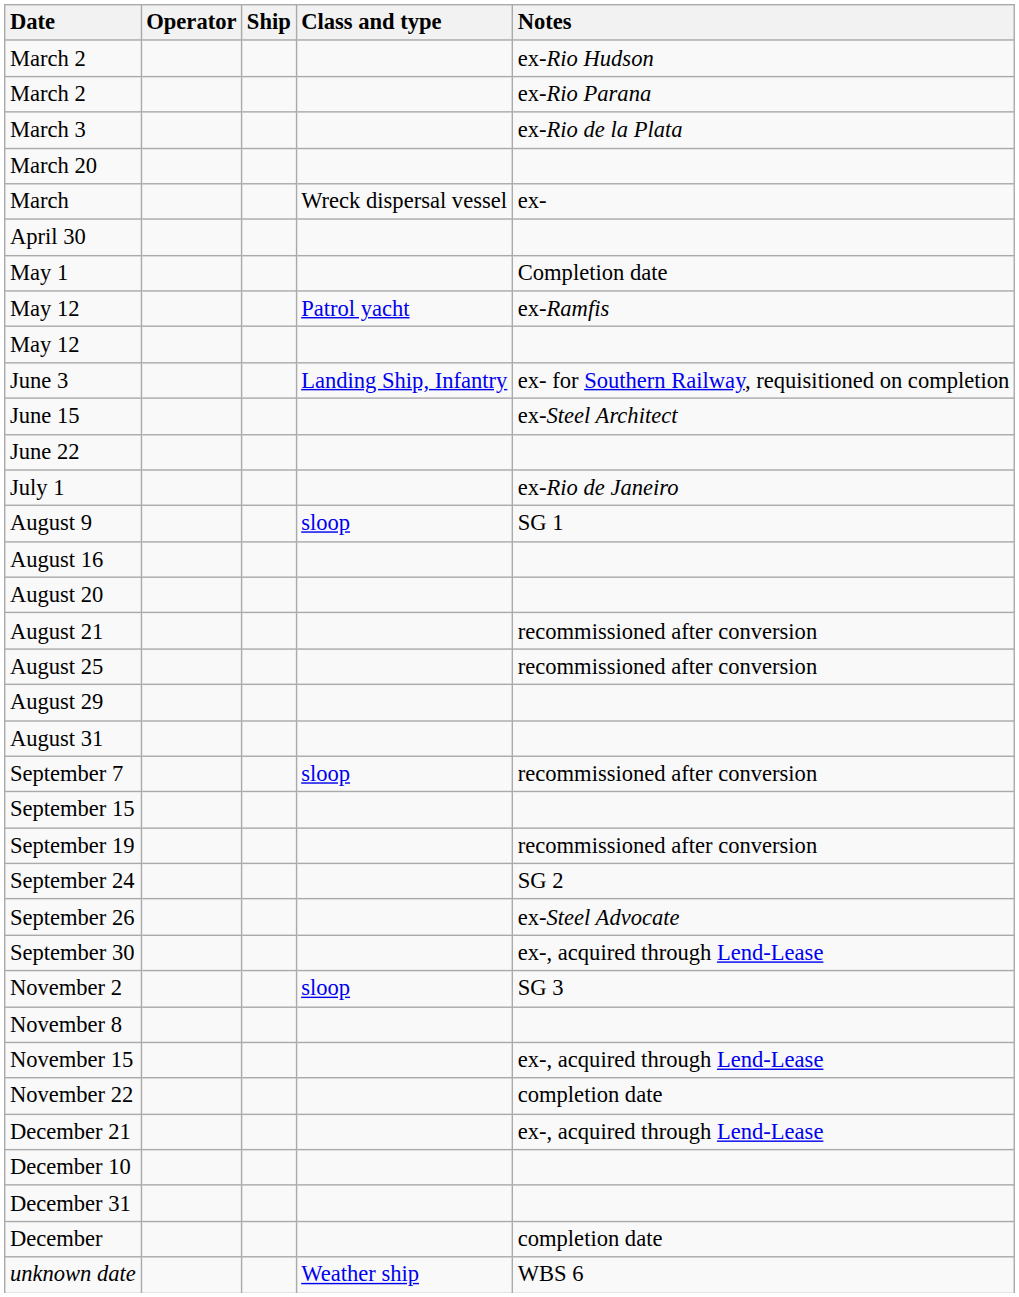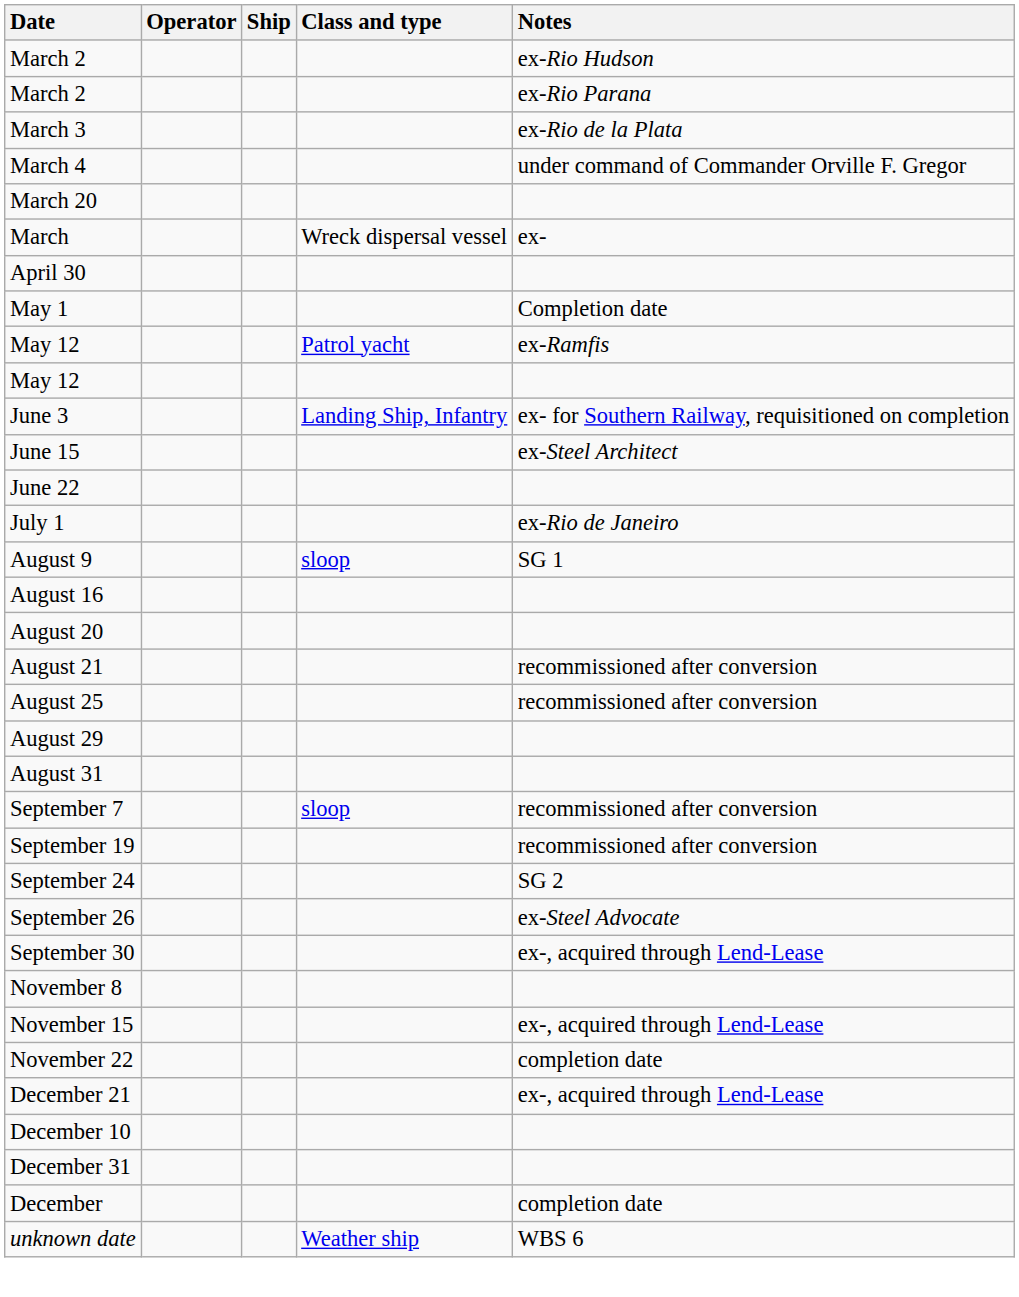+ row: (48, 165)
- row: (72, 809)
- row: (66, 988)
